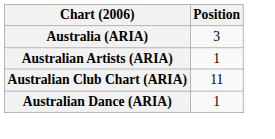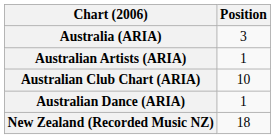(217, 79) 11 -> (244, 79) 10
+ row: (111, 123)
